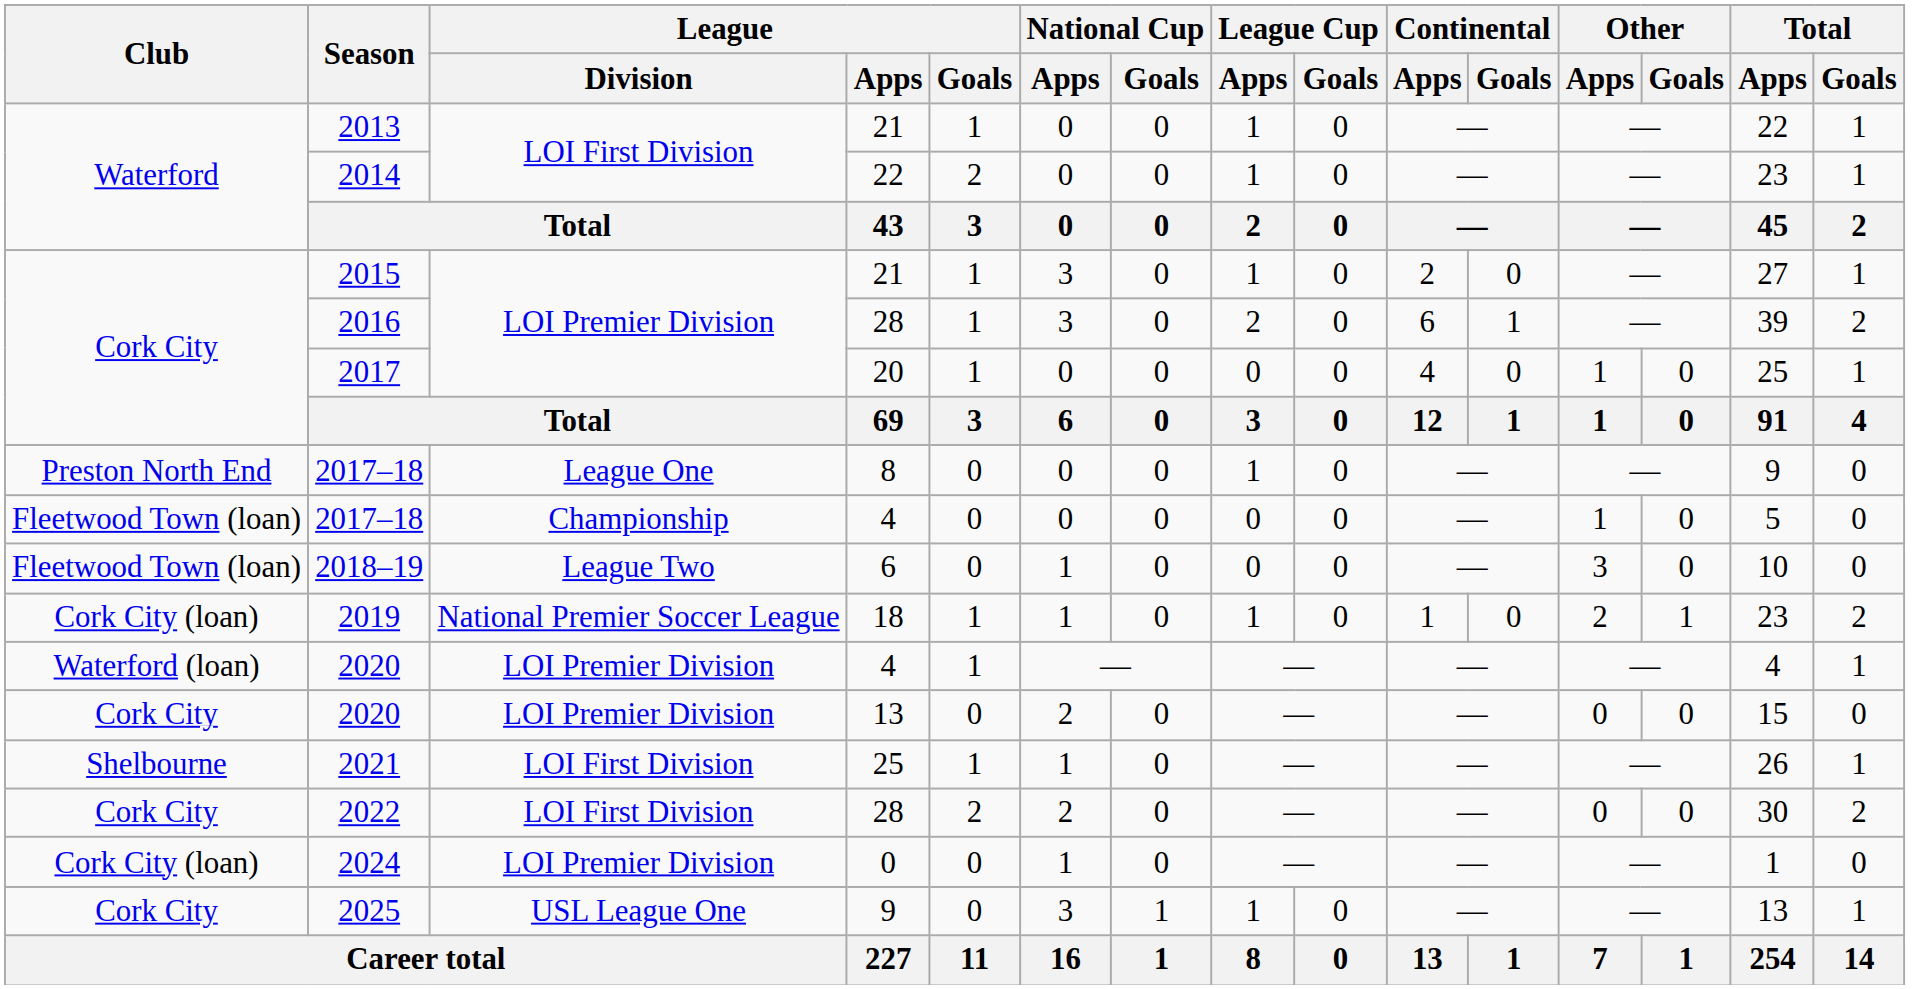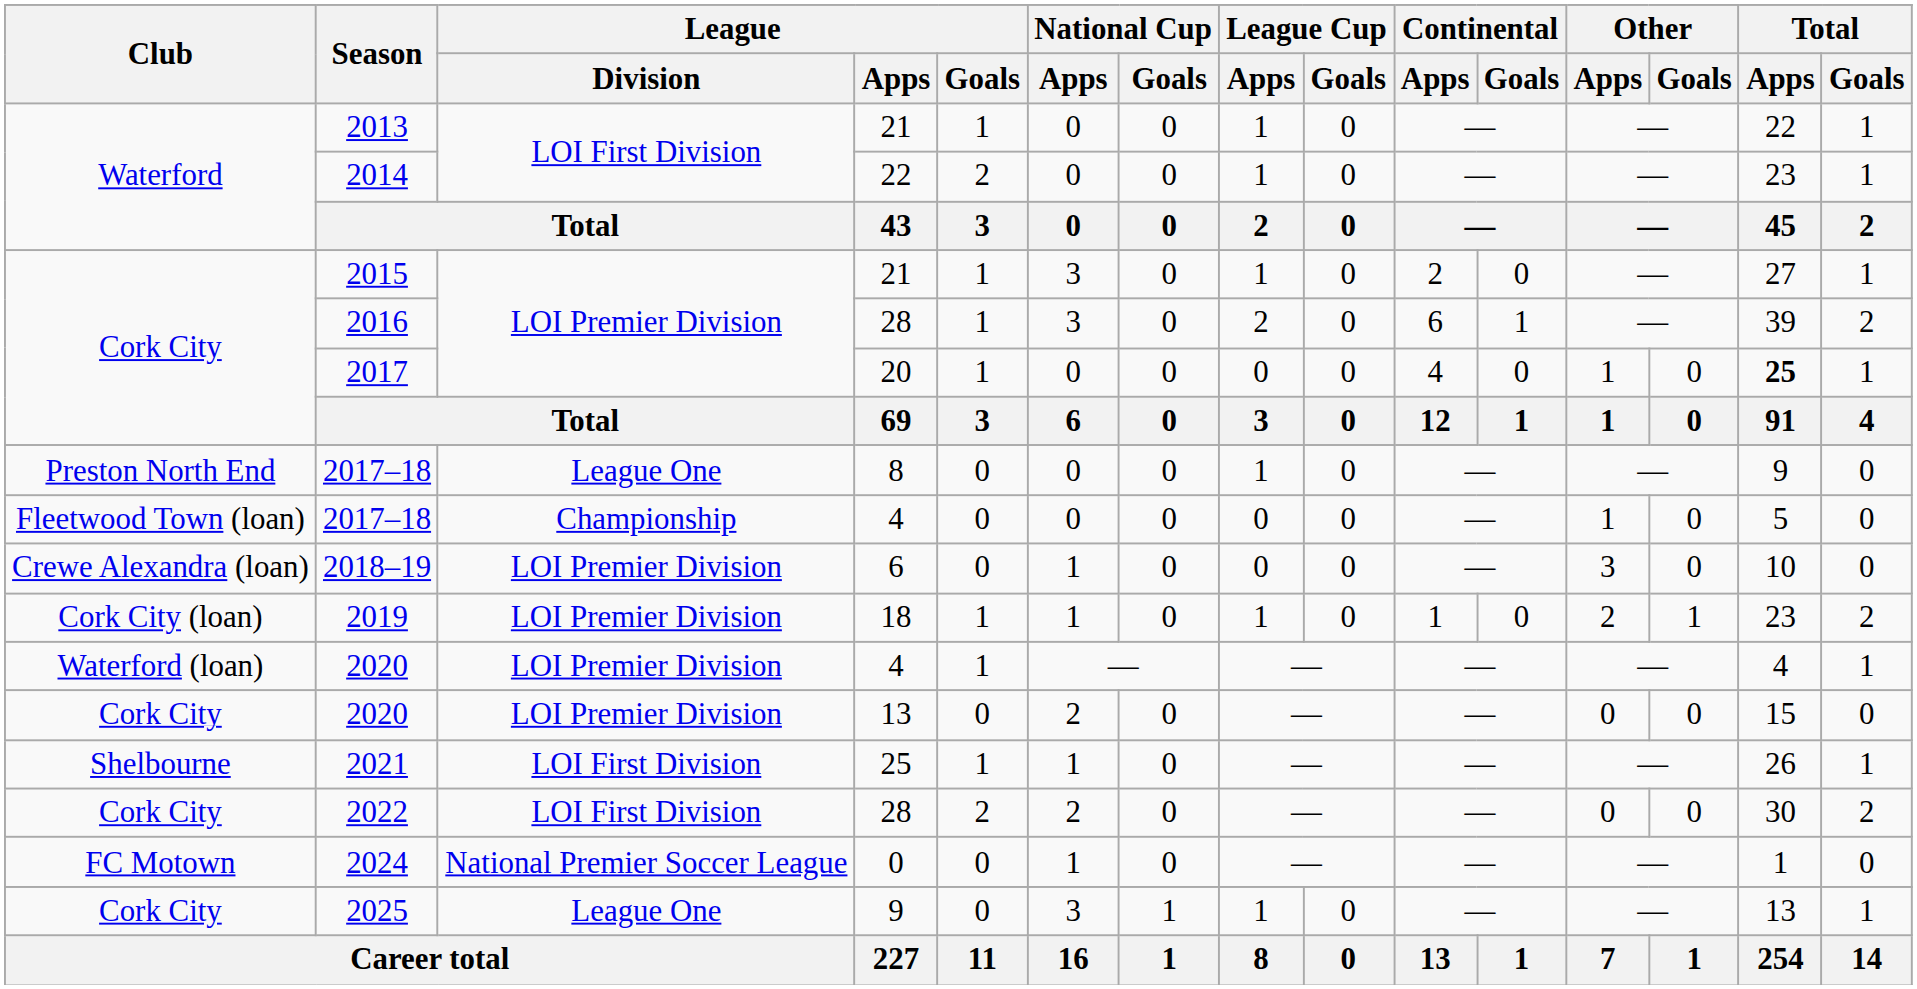(1773, 371) normal -> (1780, 371) bold
(157, 567) Fleetwood Town (loan) -> (160, 567) Crewe Alexandra (loan)
(639, 567) League Two -> (646, 567) LOI Premier Division
(639, 616) National Premier Soccer League -> (646, 616) LOI Premier Division
(157, 861) Cork City (loan) -> (160, 861) FC Motown
(639, 861) LOI Premier Division -> (646, 861) National Premier Soccer League
(639, 910) USL League One -> (646, 910) League One
